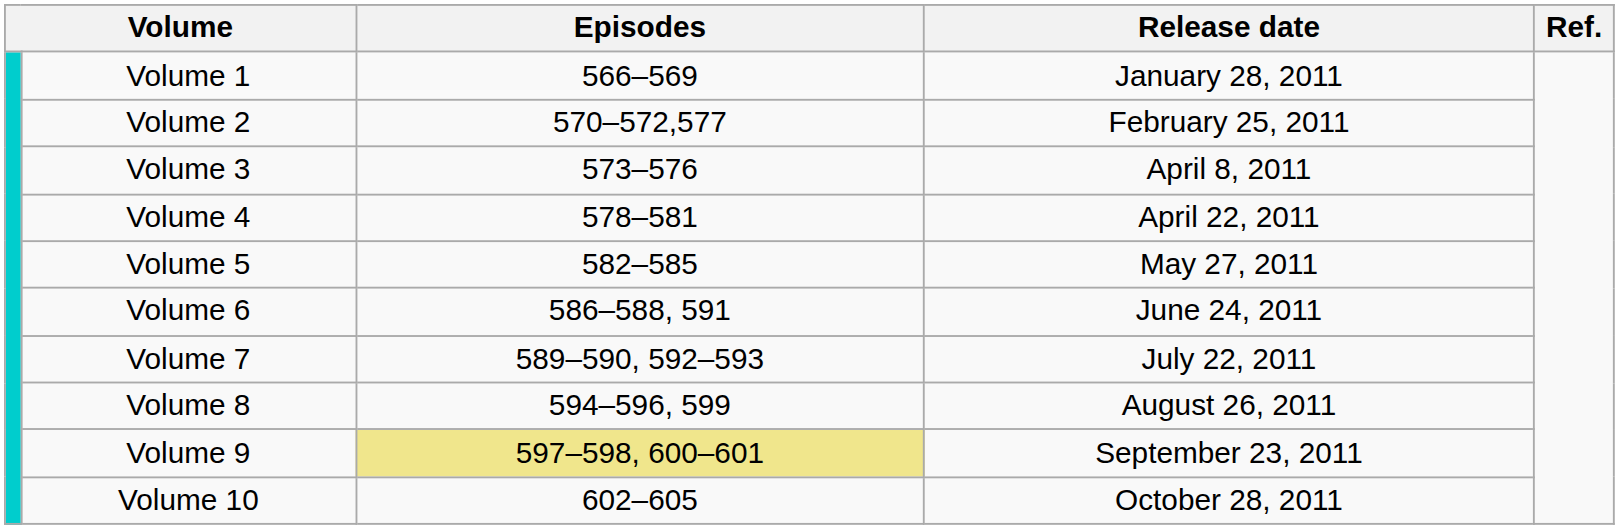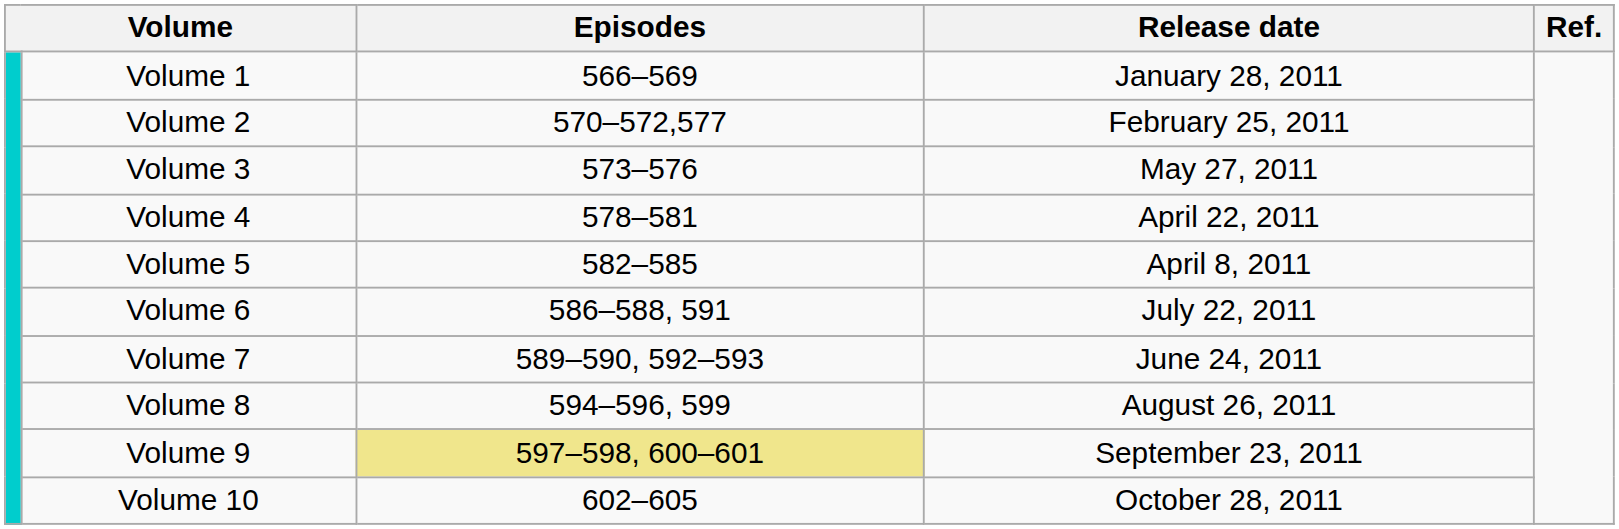(1229, 169) April 8, 2011 -> (1229, 169) May 27, 2011
(1229, 264) May 27, 2011 -> (1229, 264) April 8, 2011
(1229, 311) June 24, 2011 -> (1229, 311) July 22, 2011
(1229, 358) July 22, 2011 -> (1229, 358) June 24, 2011
